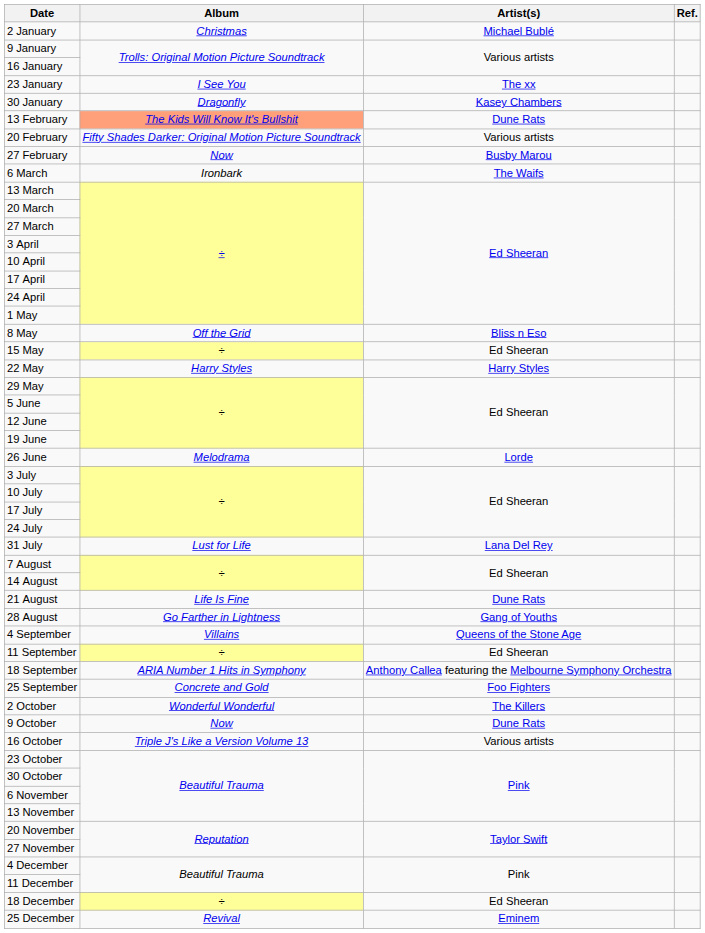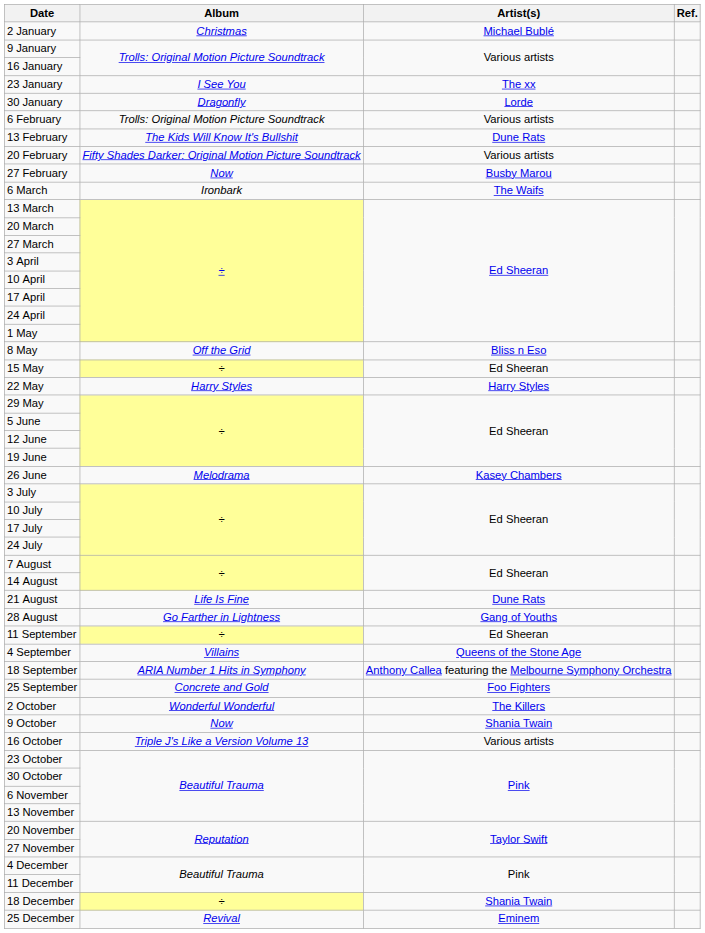(519, 102) Kasey Chambers -> (519, 102) Lorde
+ row: (34, 119)
(222, 119) lightsalmon background -> (222, 137) no background
(519, 457) Lorde -> (519, 475) Kasey Chambers
- row: (25, 546)
rows swapped: (39, 635) <-> (42, 652)
(519, 723) Dune Rats -> (519, 723) Shania Twain
(519, 901) Ed Sheeran -> (519, 901) Shania Twain
